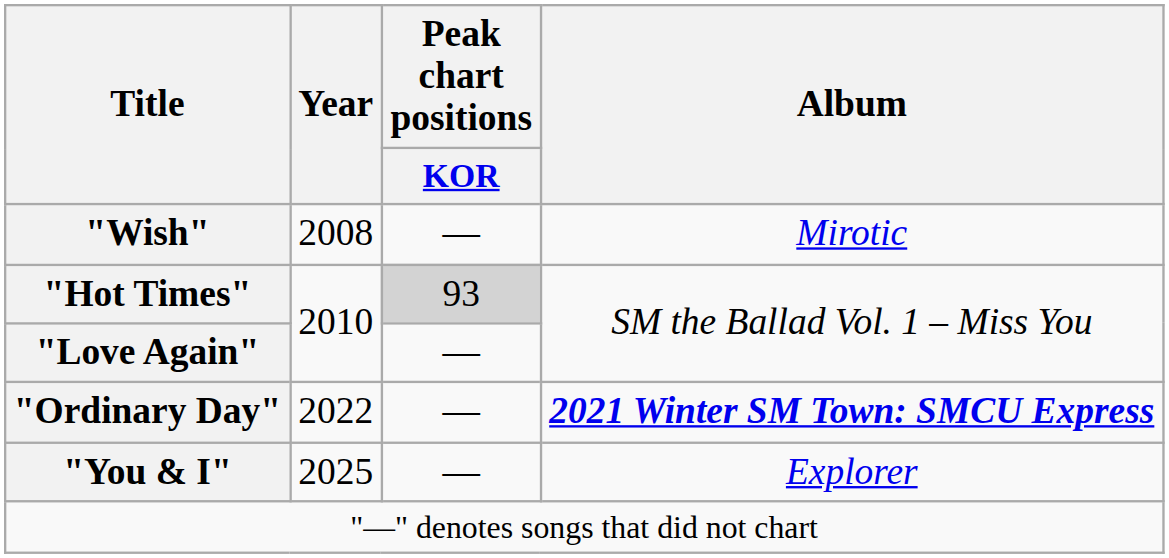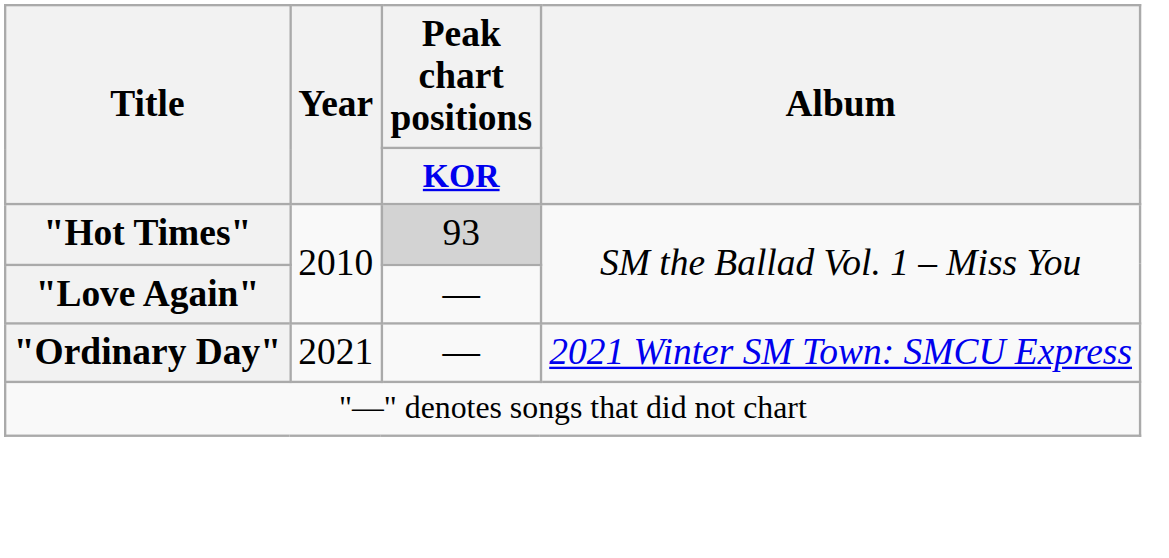- row: (147, 233)
(336, 411) 2022 -> (336, 352) 2021
(852, 411) bold -> (841, 352) normal
- row: (147, 470)
